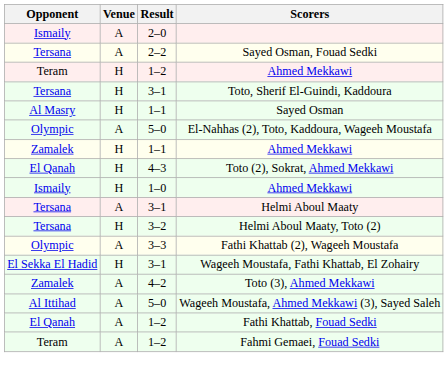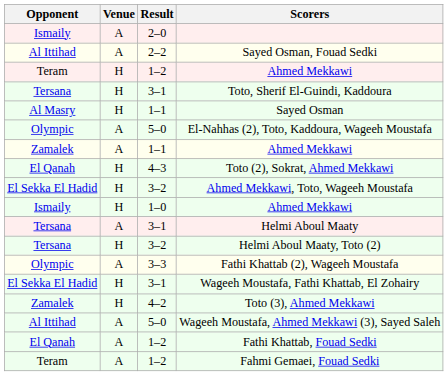(52, 52) Tersana -> (52, 52) Al Ittihad
(119, 149) H -> (119, 149) A
+ row: (157, 187)
(119, 284) A -> (119, 303) H
